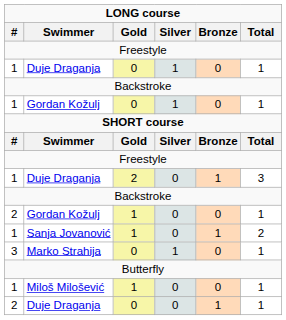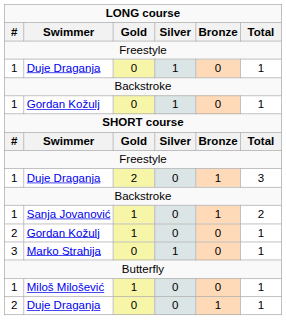rows swapped: (14, 232) <-> (14, 214)
